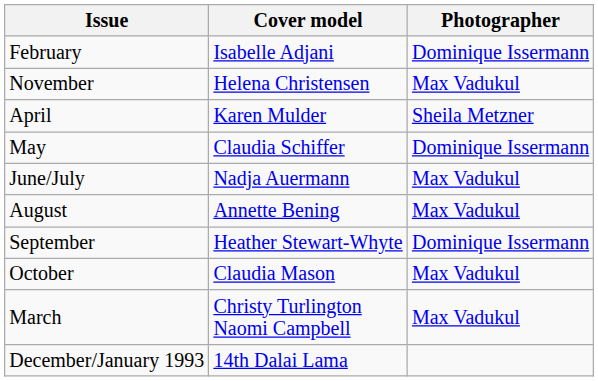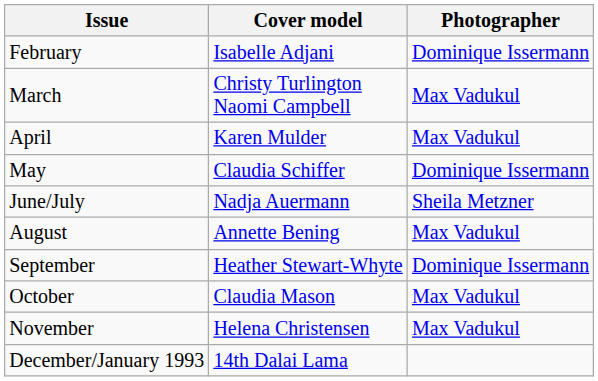rows swapped: (35, 317) <-> (51, 83)
(473, 115) Sheila Metzner -> (466, 138) Max Vadukul
(466, 178) Max Vadukul -> (473, 201) Sheila Metzner
